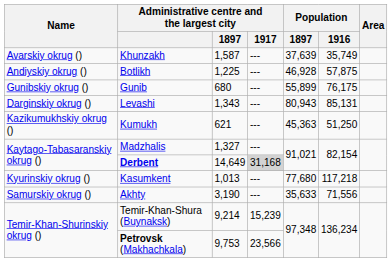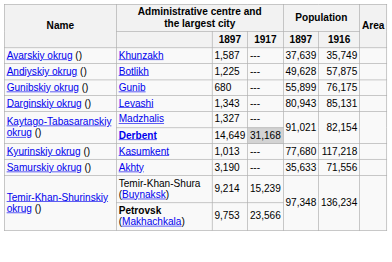(301, 71) 46,928 -> (301, 71) 49,628
- row: (139, 125)
